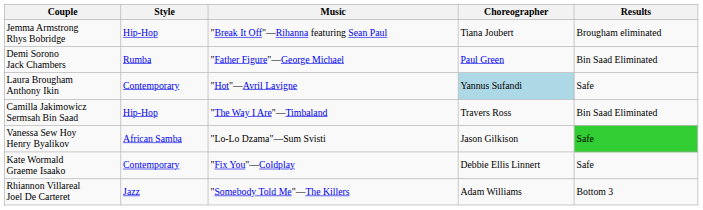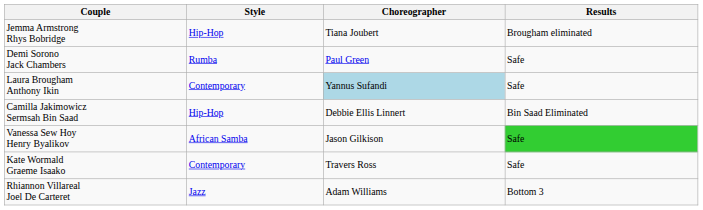- column: (333, 12)
(617, 59) Bin Saad Eliminated -> (516, 59) Safe
(486, 112) Travers Ross -> (365, 112) Debbie Ellis Linnert
(500, 165) Debbie Ellis Linnert -> (351, 165) Travers Ross
